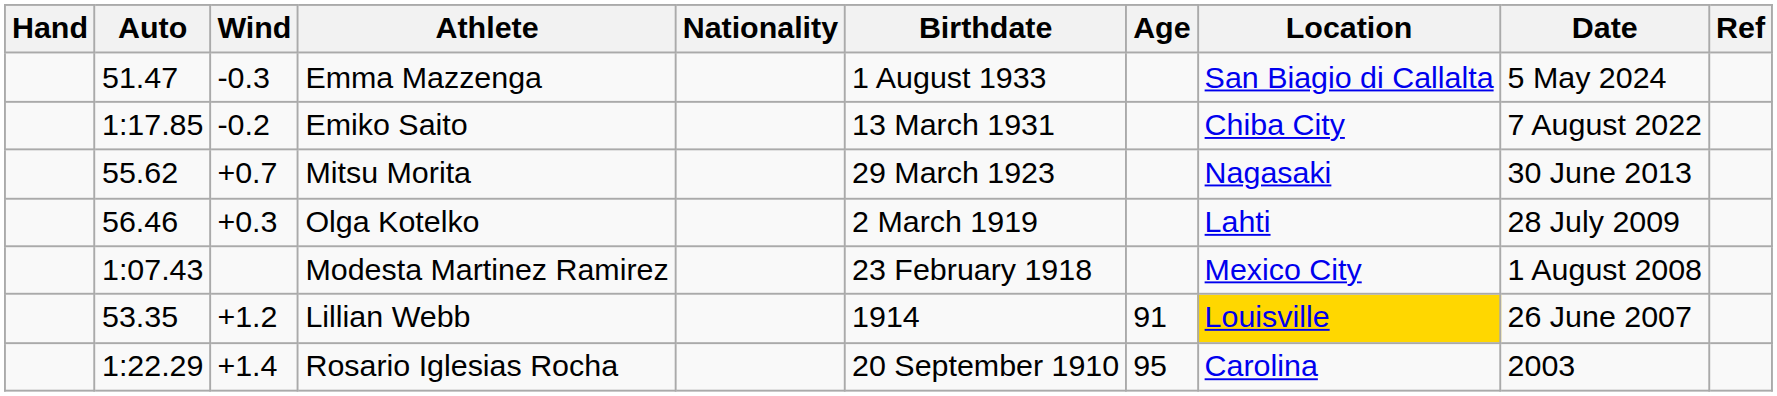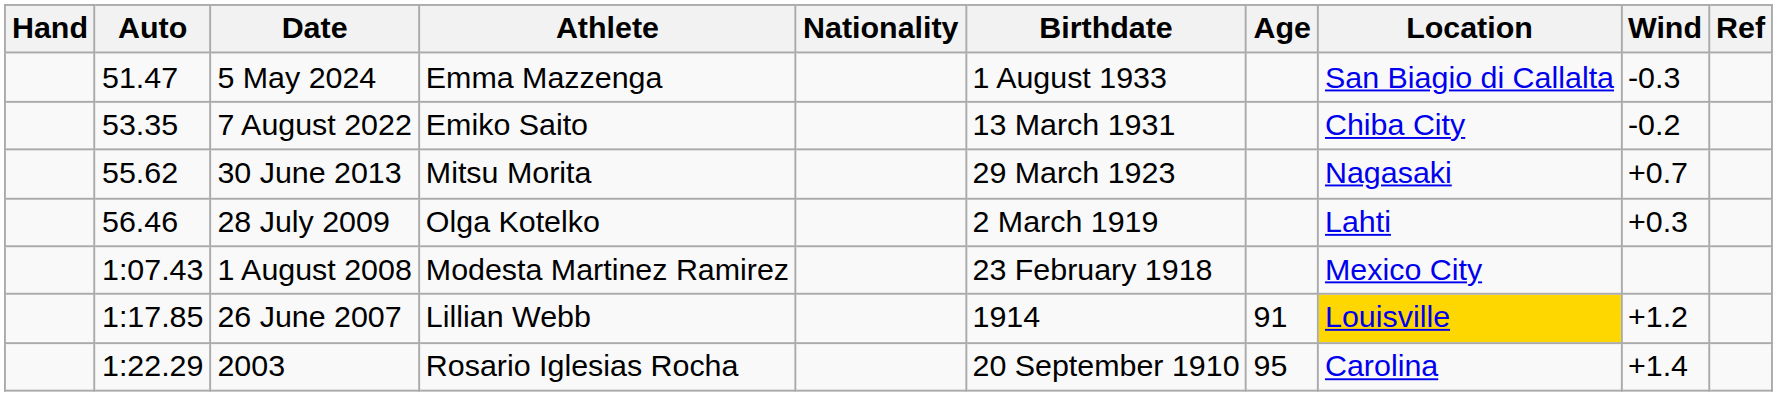columns swapped: (254, 28) <-> (1605, 28)
(153, 125) 1:17.85 -> (140, 125) 53.35
(140, 317) 53.35 -> (153, 317) 1:17.85
